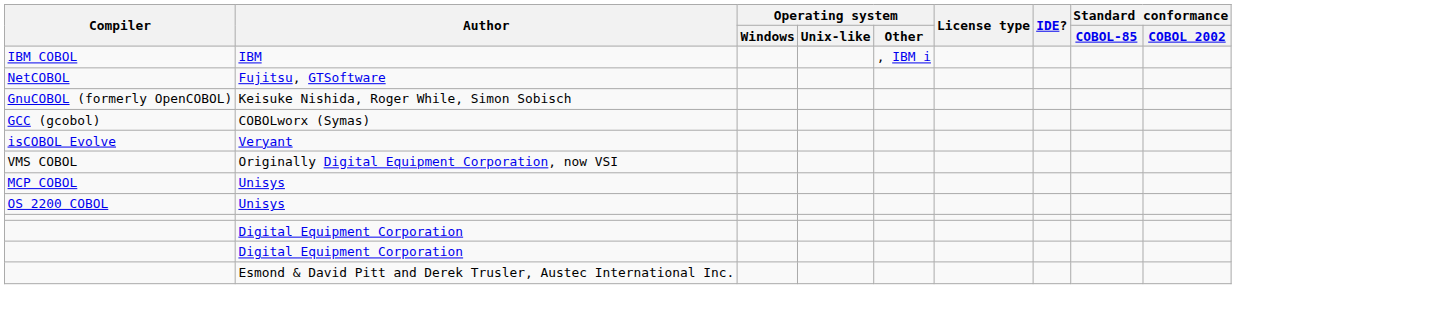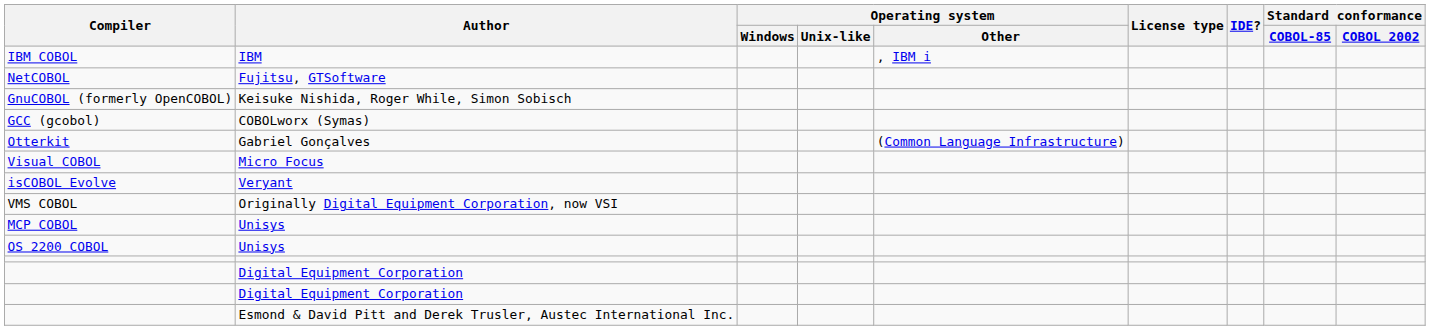+ row: (39, 141)
+ row: (54, 162)
